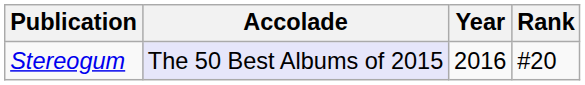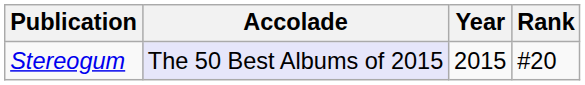(480, 60) 2016 -> (480, 60) 2015
